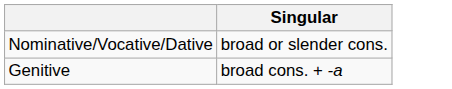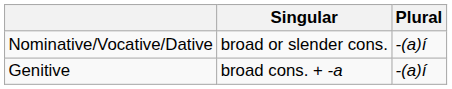+ column: (419, 17)
